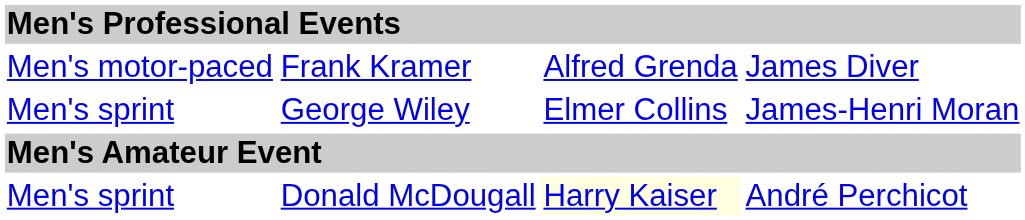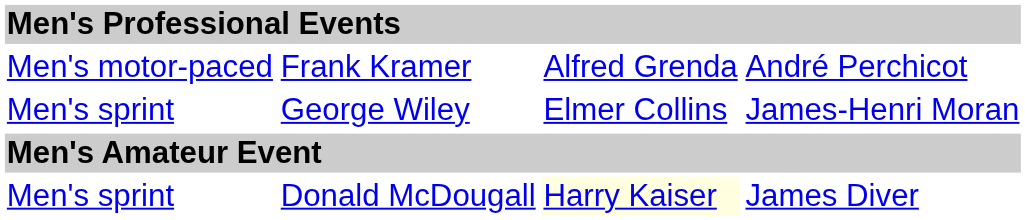(832, 66) James Diver -> (857, 66) André Perchicot
(857, 195) André Perchicot -> (832, 195) James Diver
